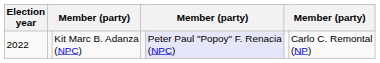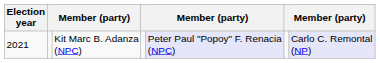(18, 44) 2022 -> (18, 44) 2021
(332, 44) no background -> (332, 44) lavender background
